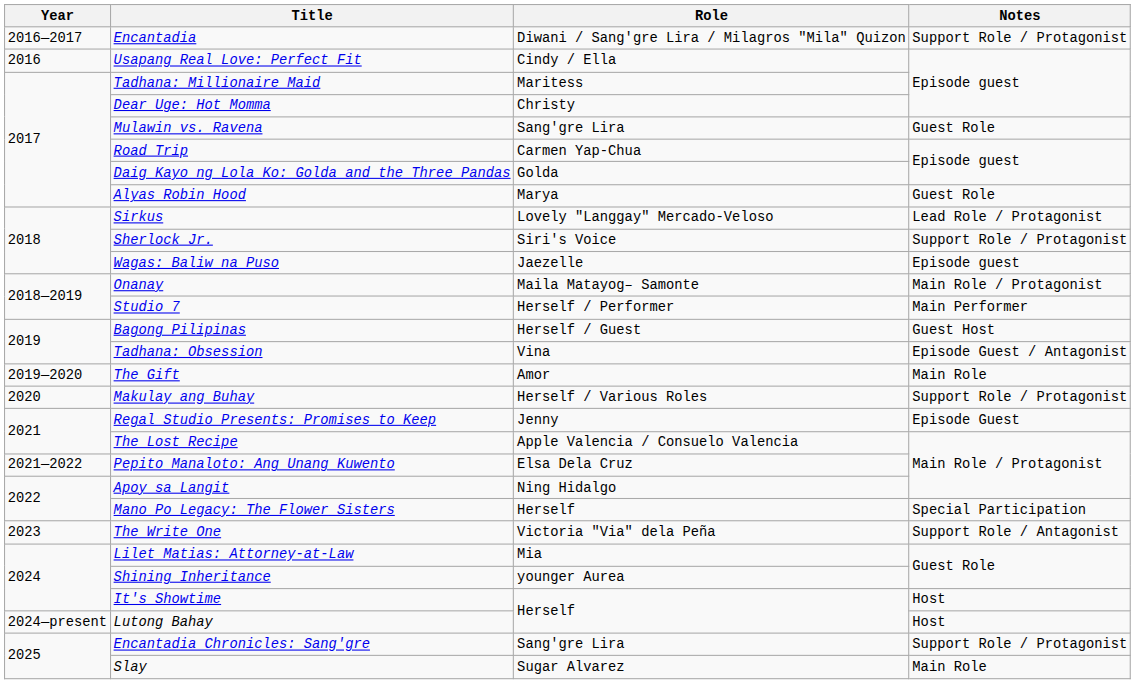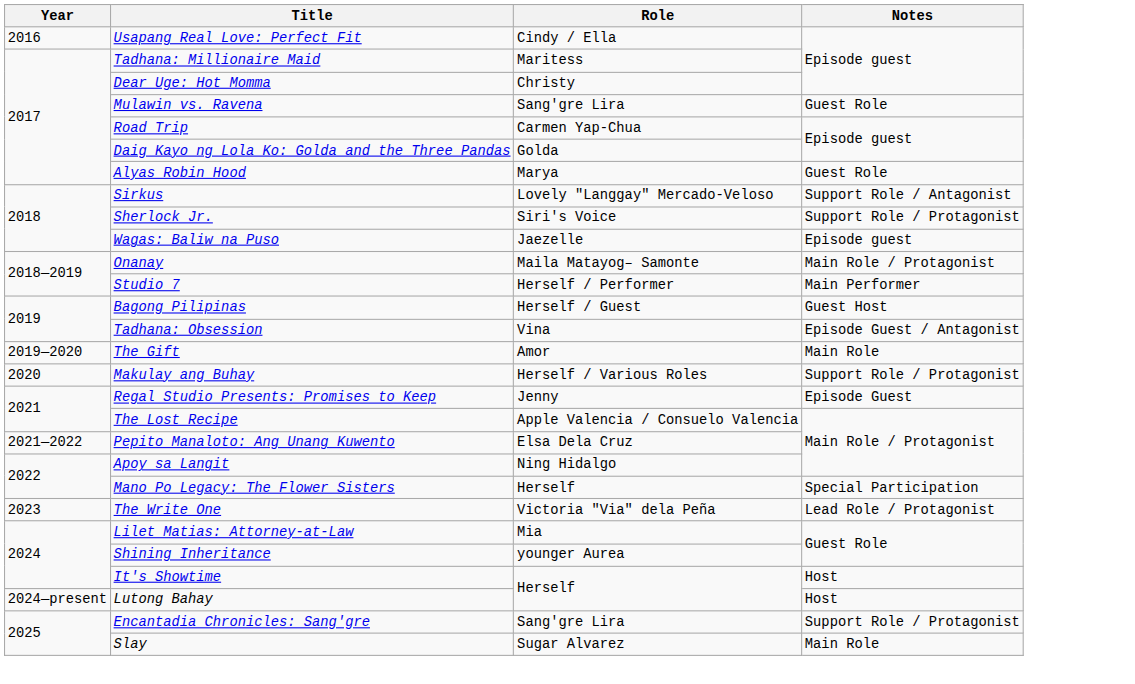- row: (155, 38)
(1007, 218) Lead Role / Protagonist -> (908, 195) Support Role / Antagonist
(1016, 532) Support Role / Antagonist -> (900, 510) Lead Role / Protagonist
